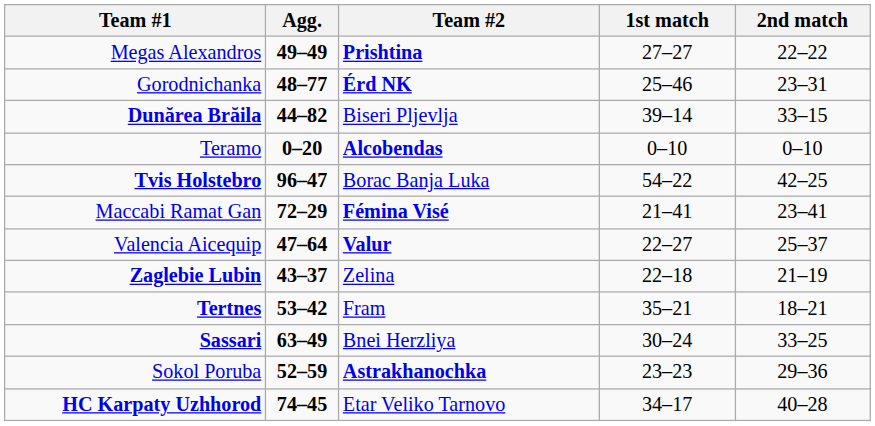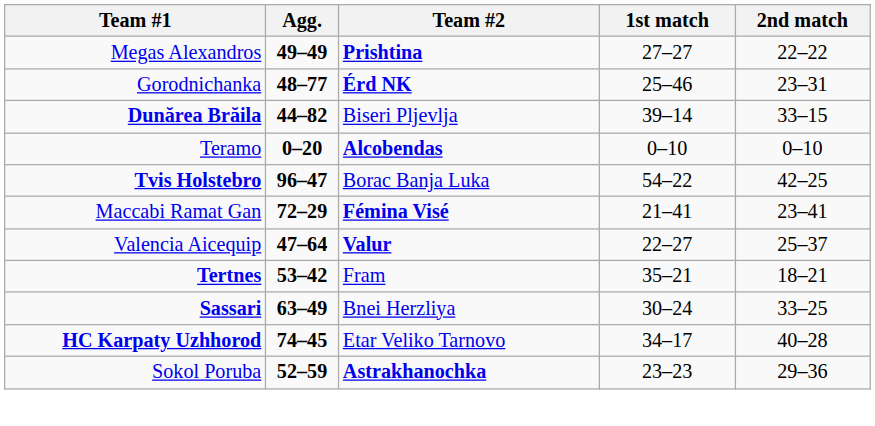- row: (195, 276)
rows swapped: (162, 404) <-> (207, 372)
